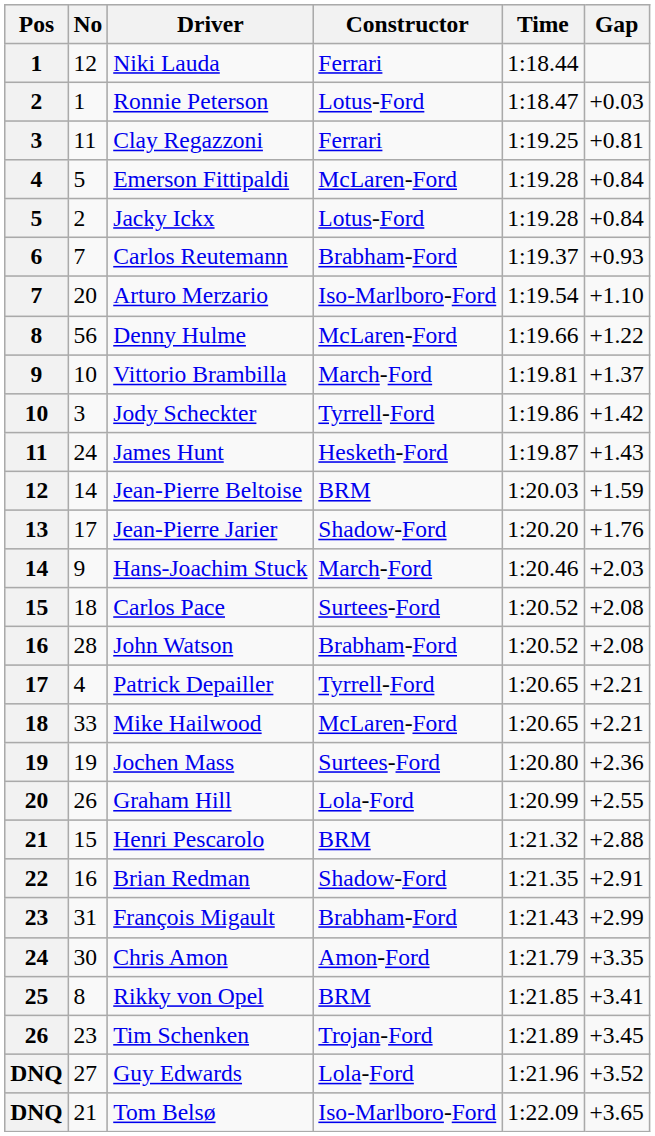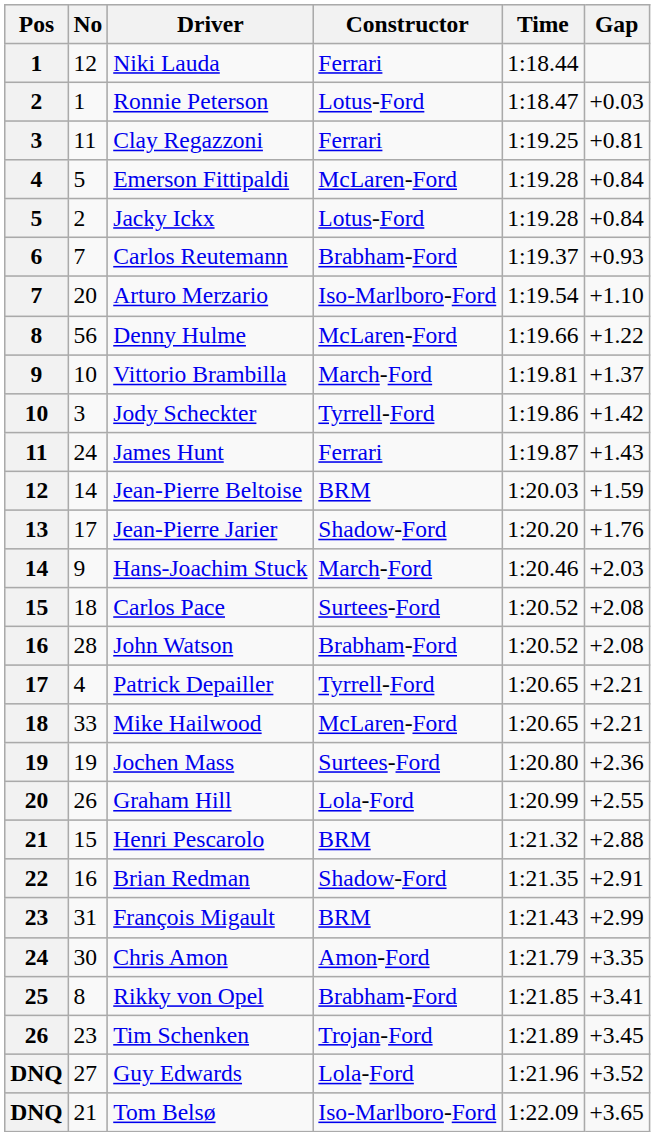(383, 451) Hesketh-Ford -> (350, 451) Ferrari
(388, 917) Brabham-Ford -> (345, 917) BRM
(345, 995) BRM -> (388, 995) Brabham-Ford
